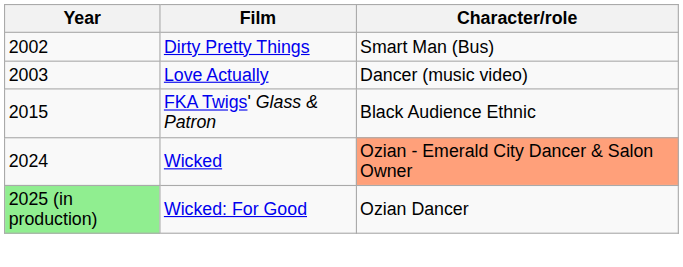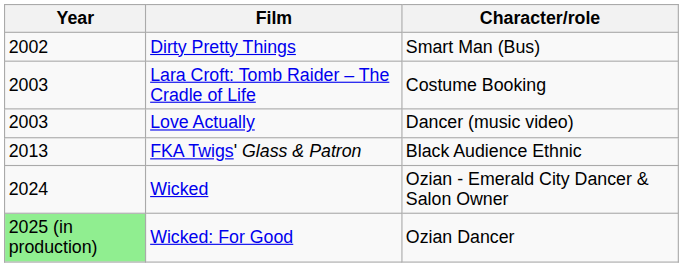+ row: (270, 84)
(28, 113) 2015 -> (28, 151) 2013
(507, 161) lightsalmon background -> (527, 189) no background
